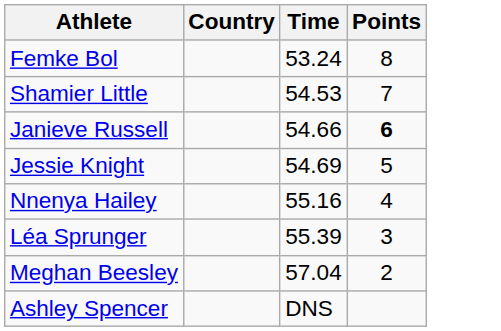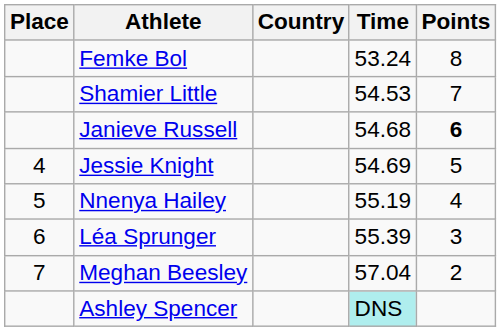+ column: (39, 22)
(313, 129) 54.66 -> (383, 129) 54.68
(313, 201) 55.16 -> (383, 201) 55.19
(309, 308) no background -> (378, 308) paleturquoise background
